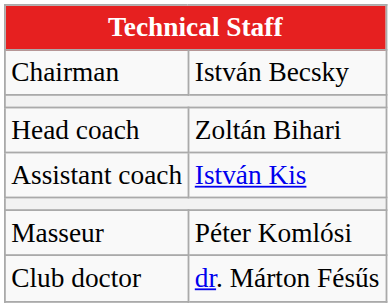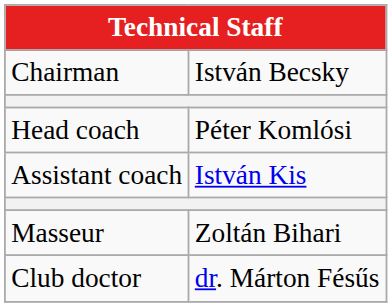(268, 130) Zoltán Bihari -> (273, 130) Péter Komlósi
(273, 233) Péter Komlósi -> (268, 233) Zoltán Bihari
